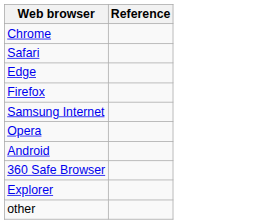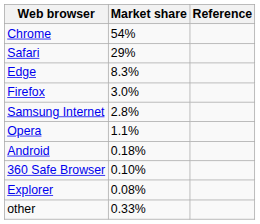+ column: (149, 14)
